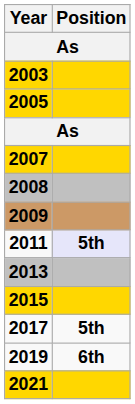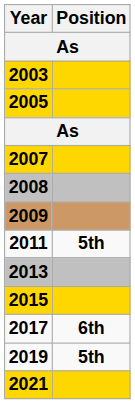(91, 243) lavender background -> (91, 243) no background
(91, 328) 5th -> (91, 328) 6th
(91, 356) 6th -> (91, 356) 5th
